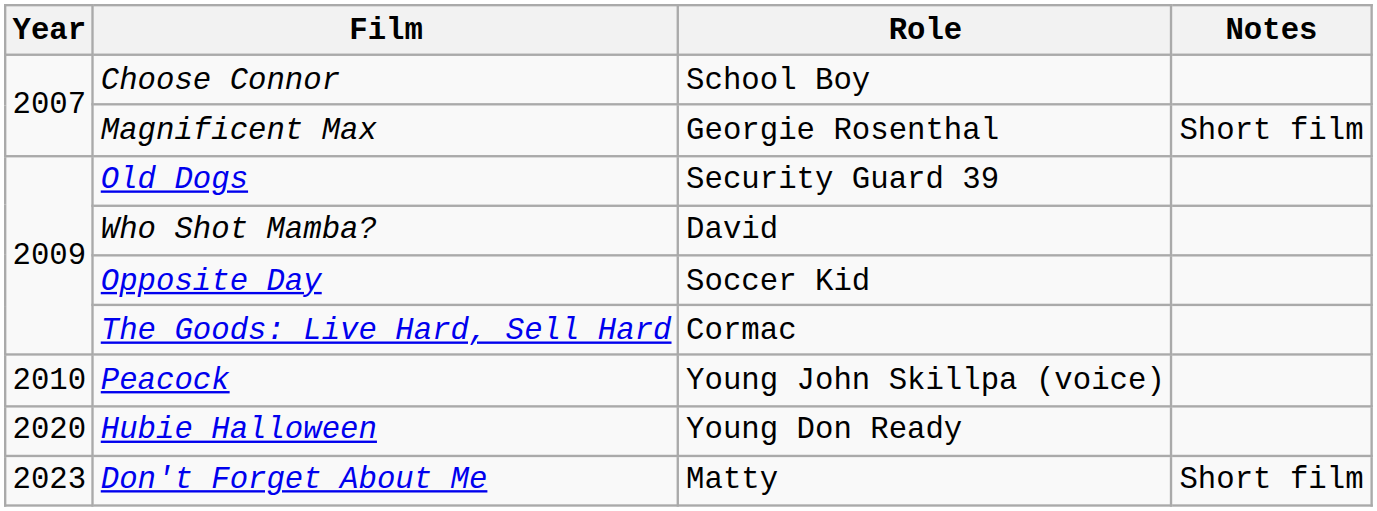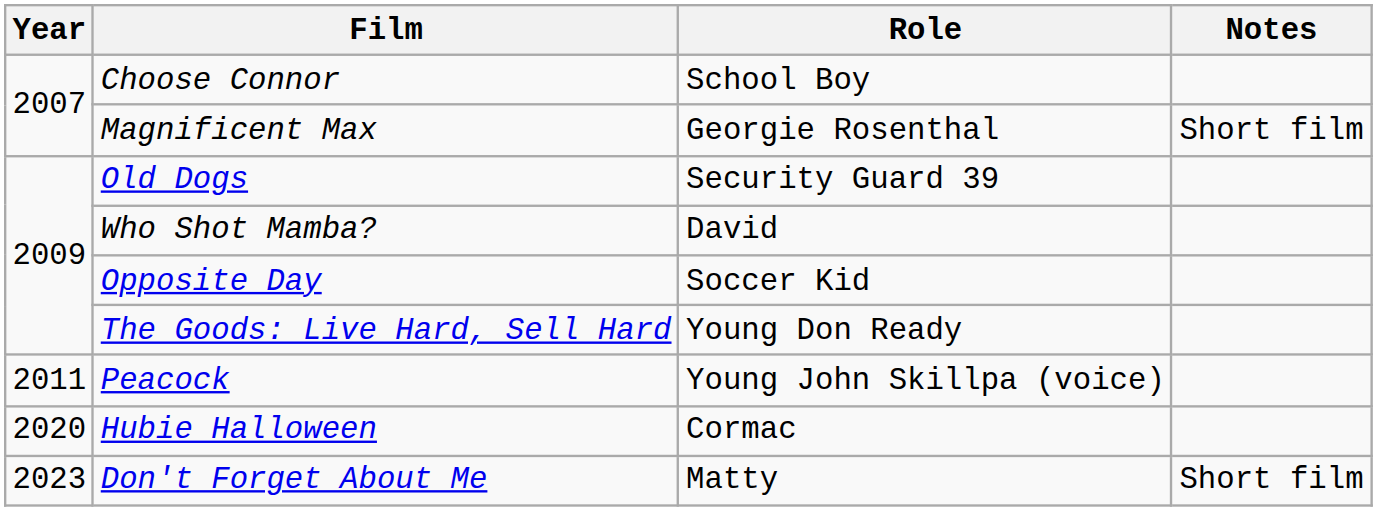(741, 330) Cormac -> (824, 330) Young Don Ready
(49, 380) 2010 -> (49, 380) 2011
(824, 430) Young Don Ready -> (741, 430) Cormac
